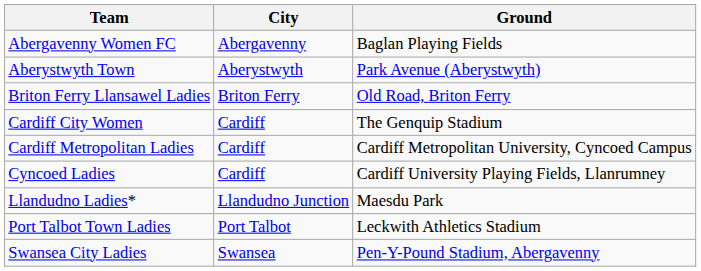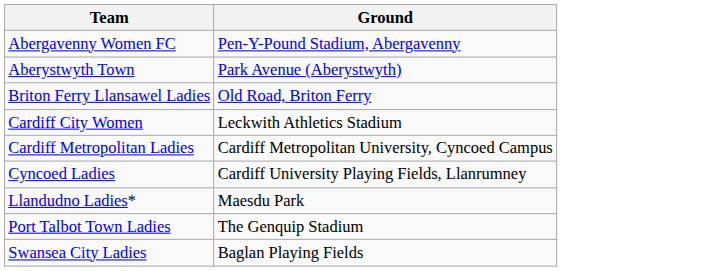- column: (283, 17)
(429, 43) Baglan Playing Fields -> (339, 43) Pen-Y-Pound Stadium, Abergavenny
(429, 122) The Genquip Stadium -> (310, 122) Leckwith Athletics Stadium
(449, 226) Leckwith Athletics Stadium -> (291, 226) The Genquip Stadium
(478, 252) Pen-Y-Pound Stadium, Abergavenny -> (291, 252) Baglan Playing Fields
